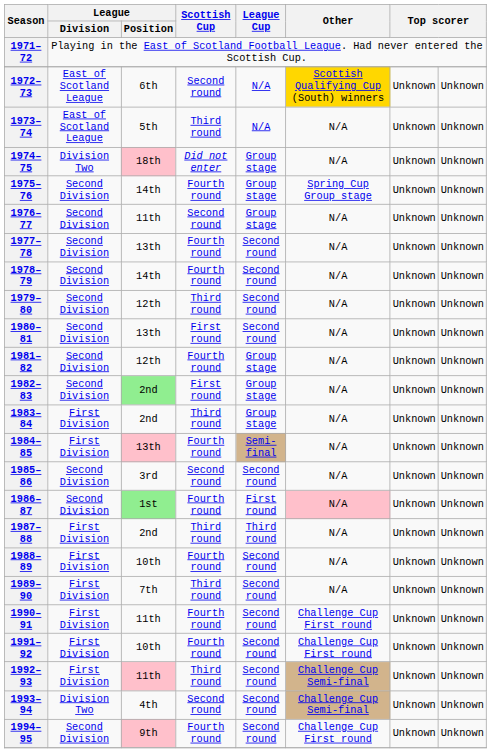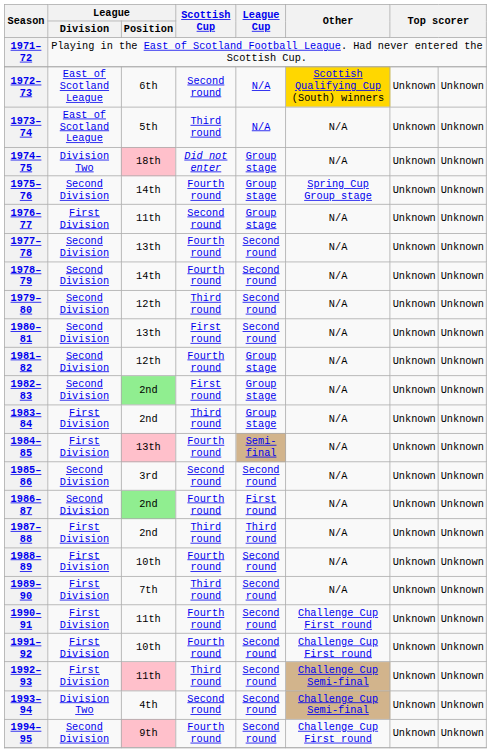(84, 219) Second Division -> (84, 219) First Division
(148, 505) 1st -> (148, 505) 2nd
(338, 505) pink background -> (338, 505) no background
